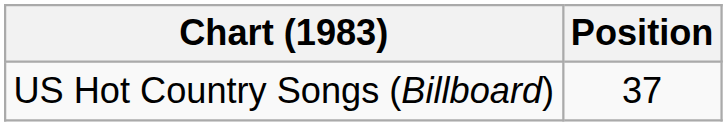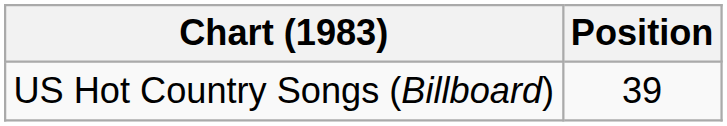(642, 90) 37 -> (642, 90) 39
